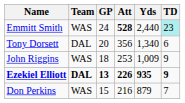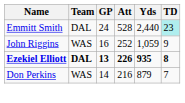(81, 28) WAS -> (81, 28) DAL
(125, 28) bold -> (125, 28) normal
- row: (33, 43)
(104, 59) 18 -> (104, 43) 16
(125, 59) 253 -> (125, 43) 252
(148, 59) 1,009 -> (148, 43) 1,059
(166, 75) 9 -> (166, 59) 8
(104, 91) 15 -> (104, 75) 14
